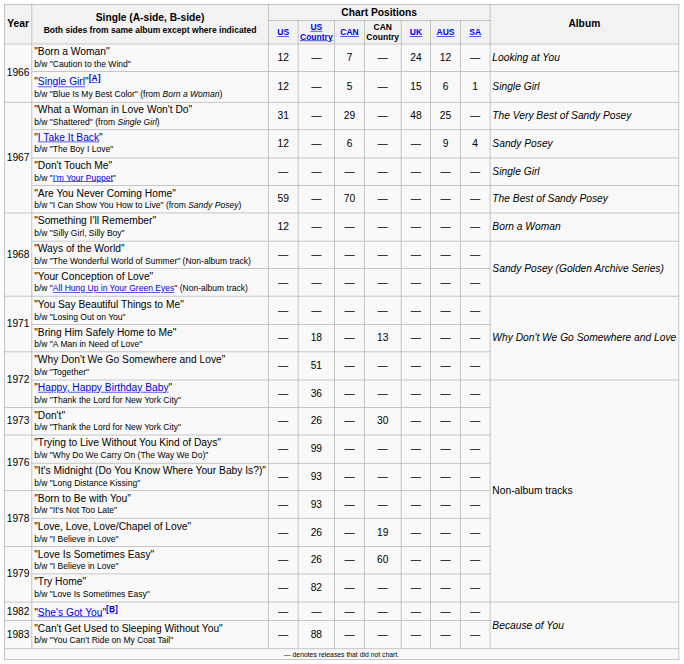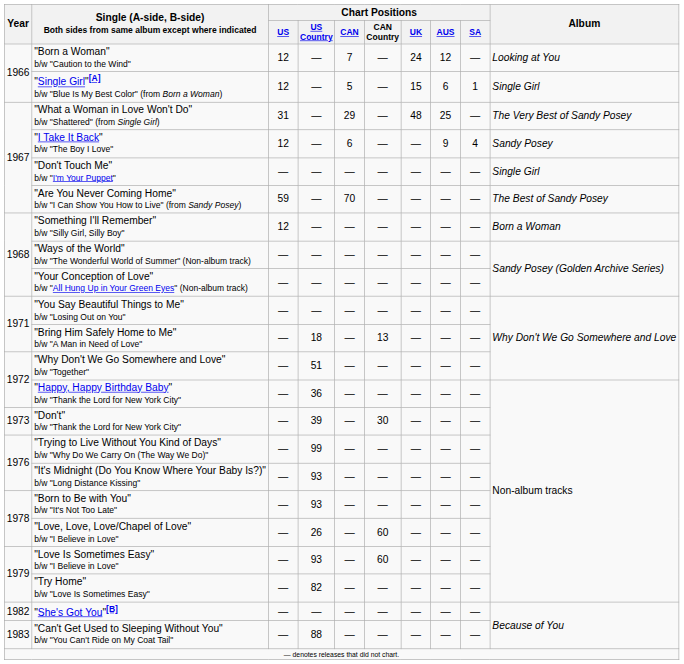(316, 421) 26 -> (316, 421) 39
(383, 532) 19 -> (383, 532) 60
(316, 560) 26 -> (316, 560) 93
